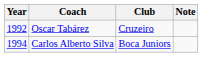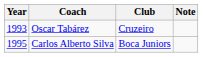(17, 28) 1992 -> (17, 28) 1993
(17, 44) 1994 -> (17, 44) 1995
